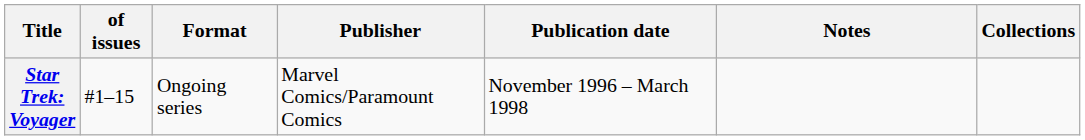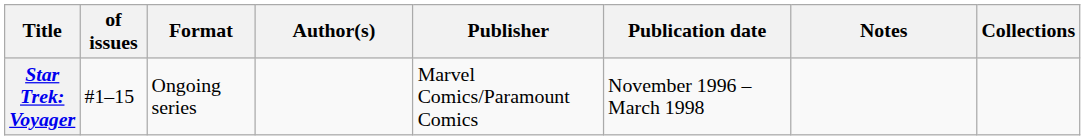+ column: (334, 31)
